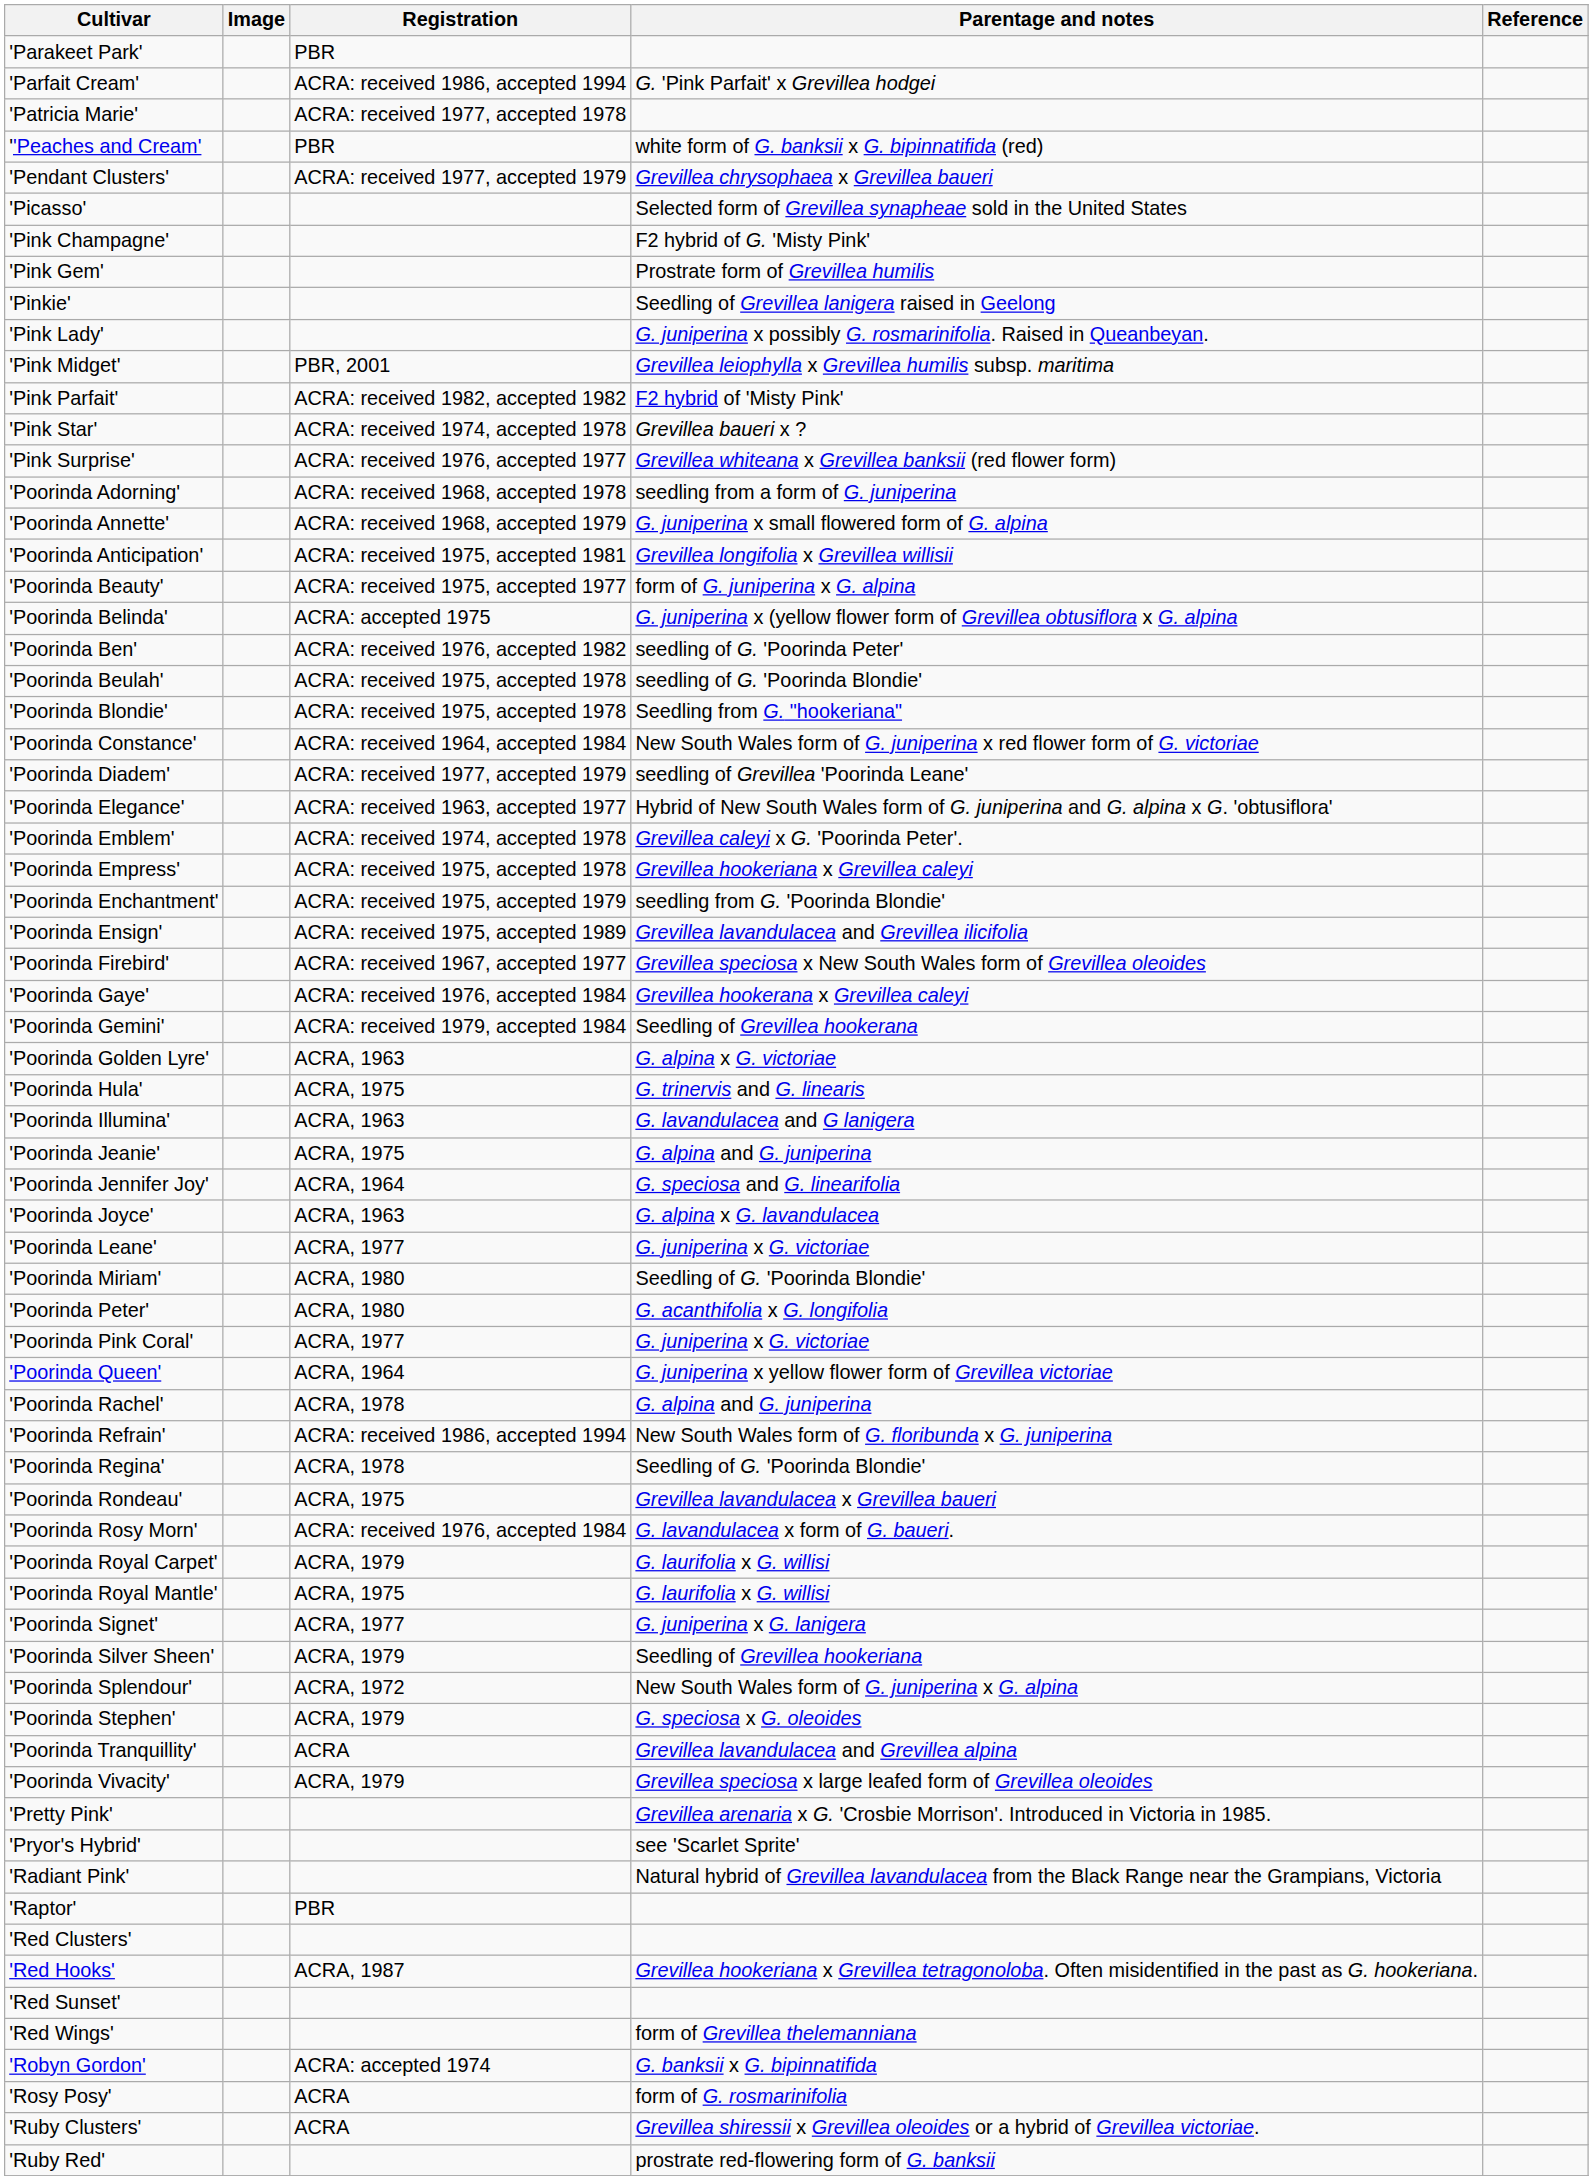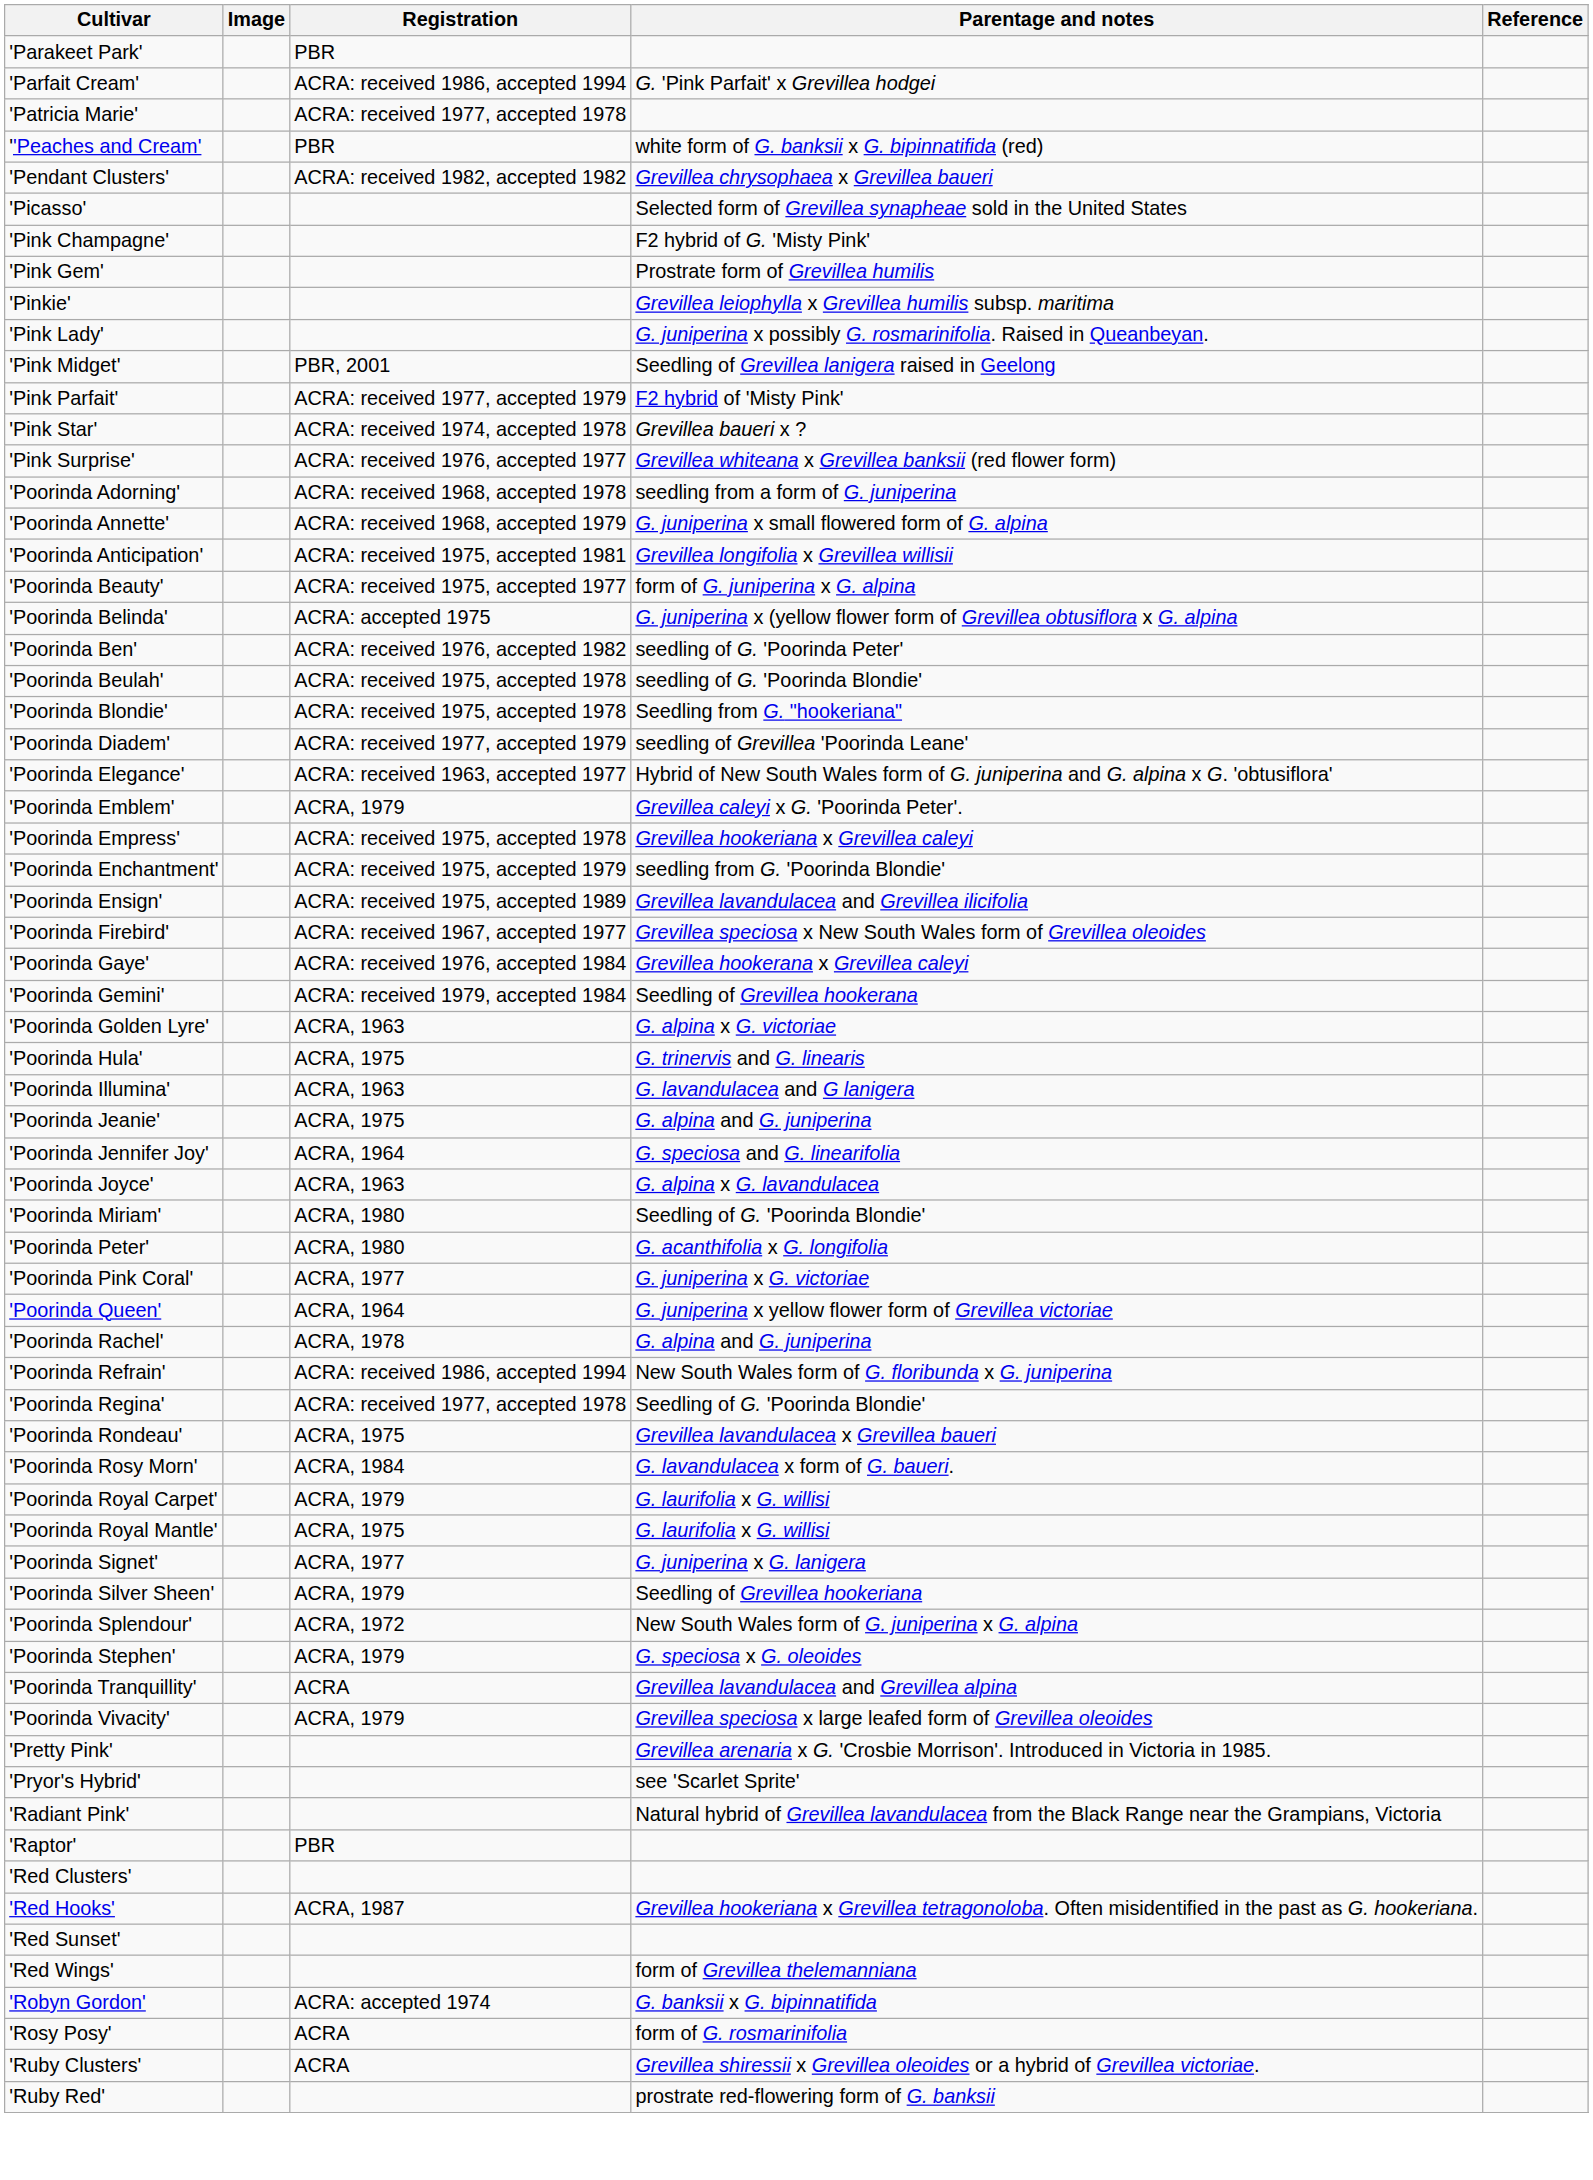(460, 177) ACRA: received 1977, accepted 1979 -> (460, 177) ACRA: received 1982, accepted 1982
(846, 303) Seedling of Grevillea lanigera raised in Geelong -> (875, 303) Grevillea leiophylla x Grevillea humilis subsp. maritima
(875, 366) Grevillea leiophylla x Grevillea humilis subsp. maritima -> (846, 366) Seedling of Grevillea lanigera raised in Geelong
(460, 397) ACRA: received 1982, accepted 1982 -> (460, 397) ACRA: received 1977, accepted 1979
- row: (103, 743)
(460, 838) ACRA: received 1974, accepted 1978 -> (349, 806) ACRA, 1979
- row: (83, 1247)
(349, 1467) ACRA, 1978 -> (460, 1404) ACRA: received 1977, accepted 1978
(460, 1530) ACRA: received 1976, accepted 1984 -> (349, 1467) ACRA, 1984
